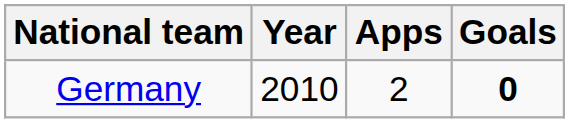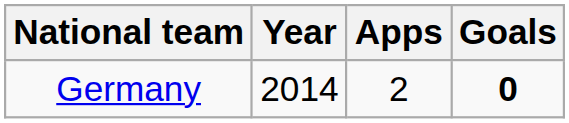(299, 88) 2010 -> (299, 88) 2014
